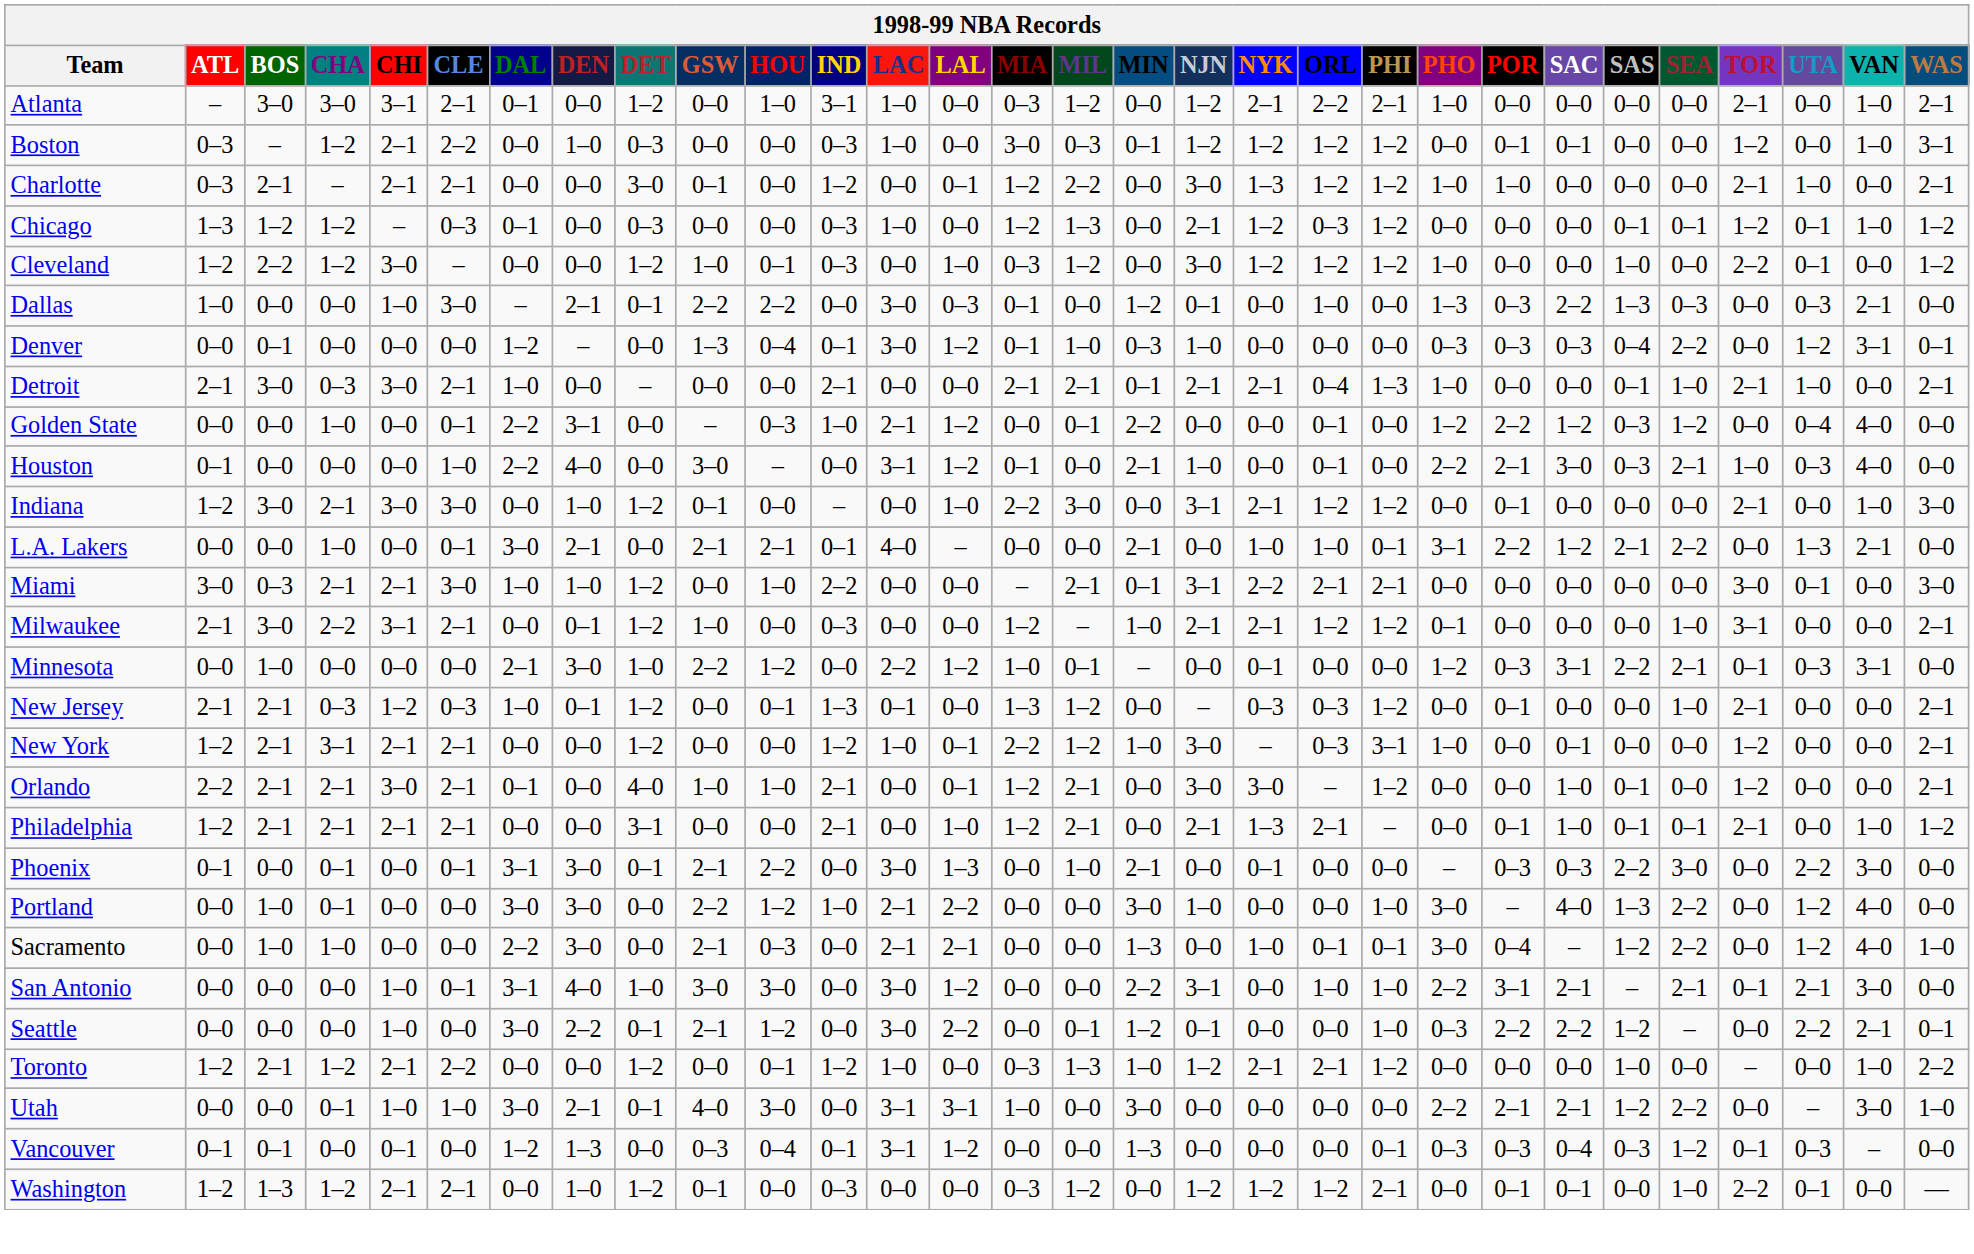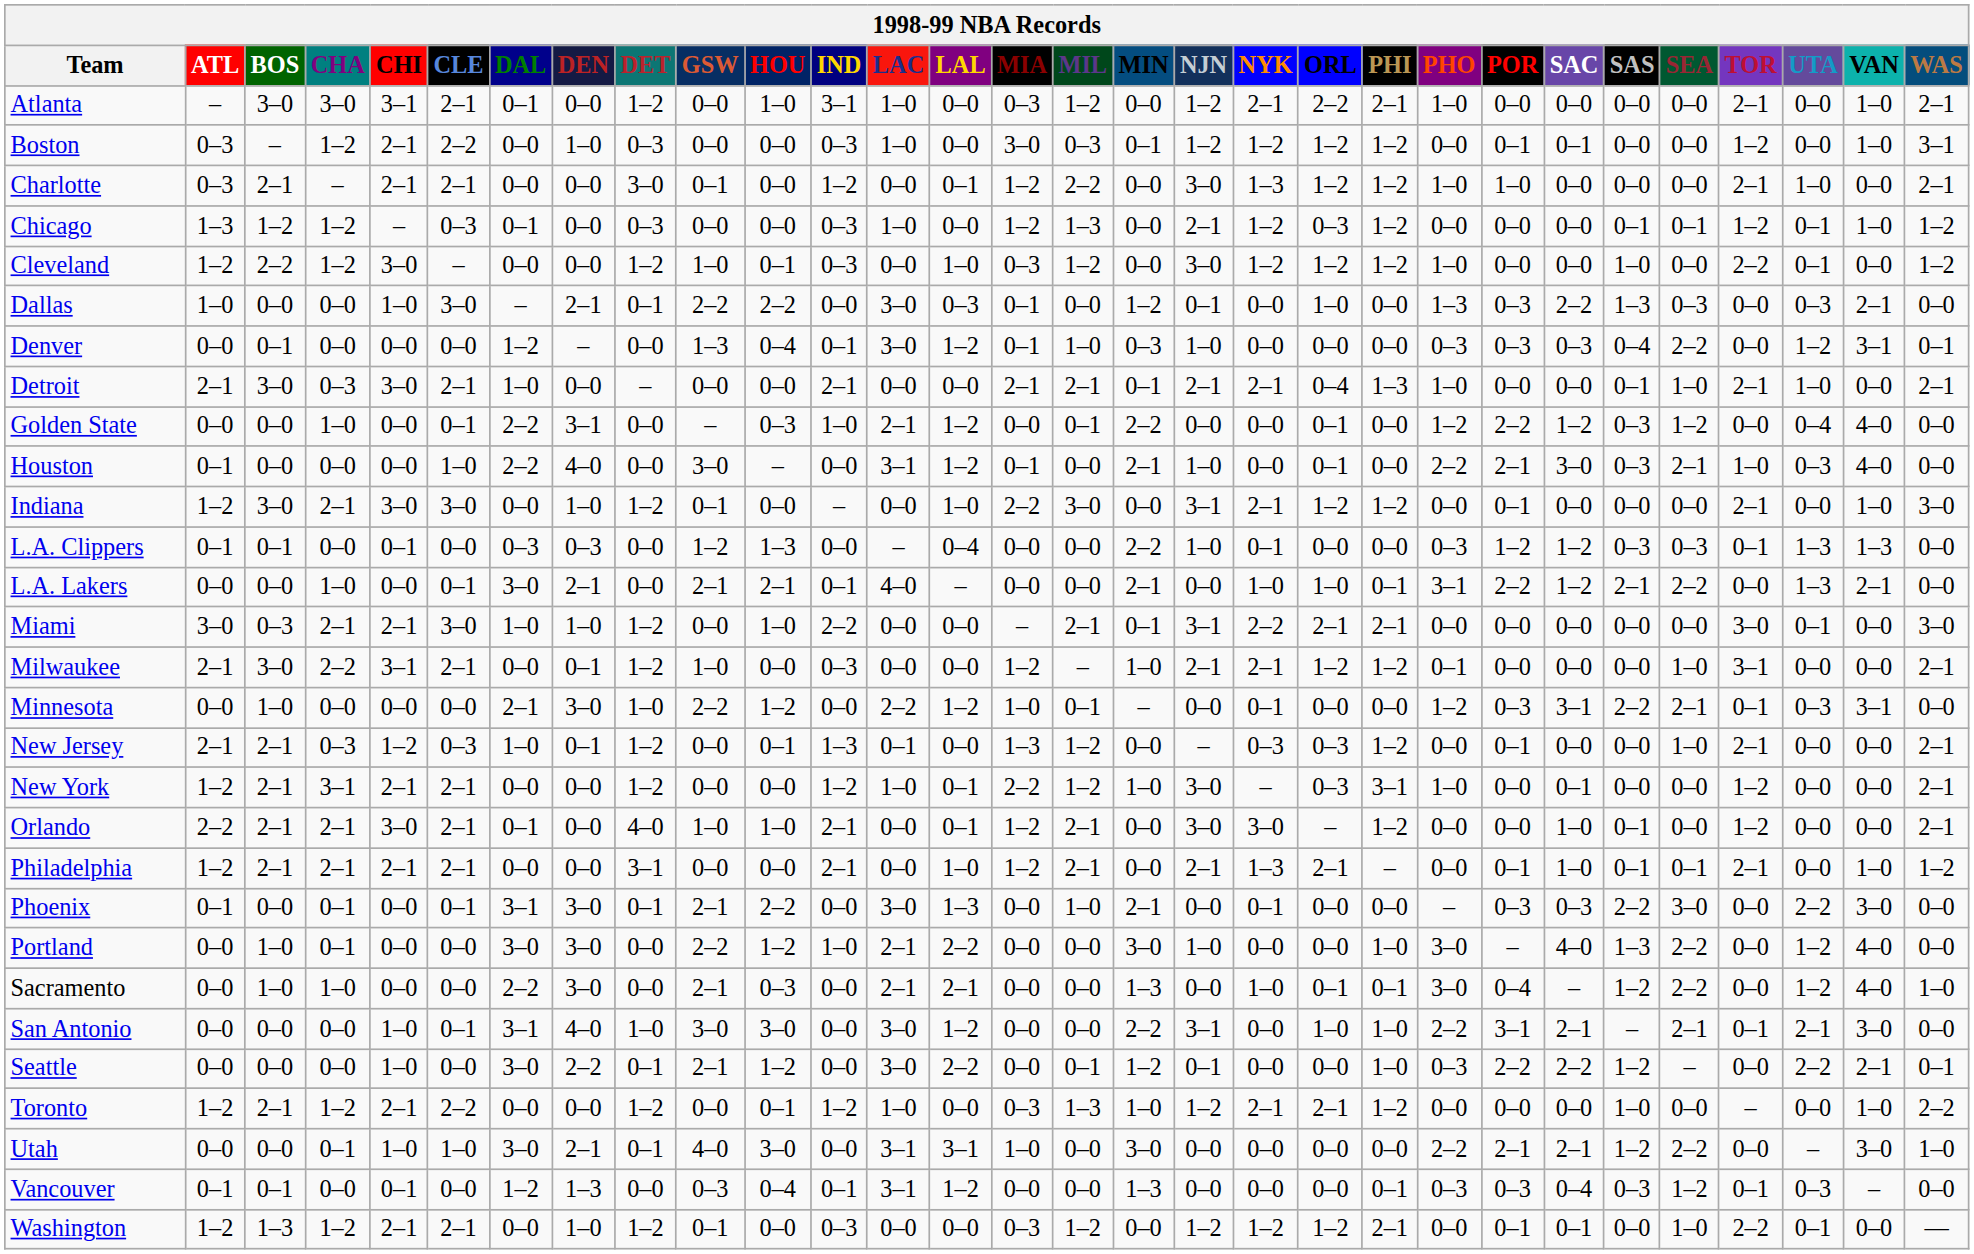+ row: (77, 546)
